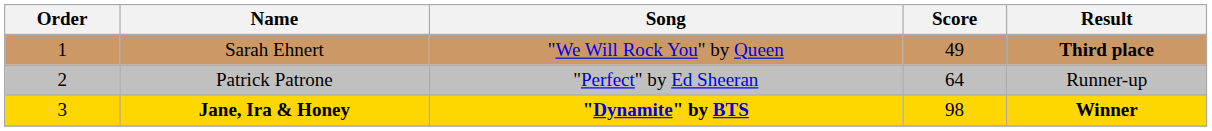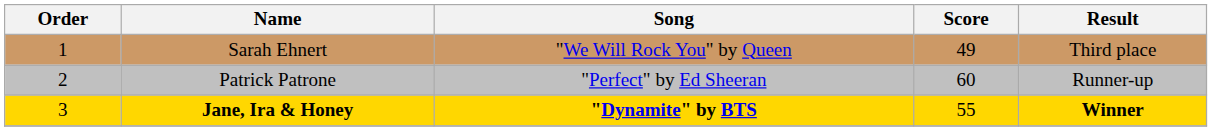(1107, 49) bold -> (1113, 49) normal
(955, 79) 64 -> (966, 79) 60
(955, 110) 98 -> (966, 110) 55
